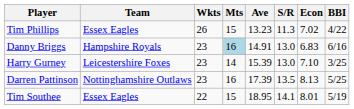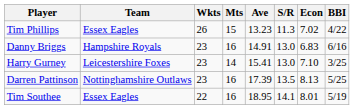(231, 46) lightblue background -> (231, 46) no background
(260, 63) 15.39 -> (260, 63) 15.41
(231, 96) 15 -> (231, 96) 16
